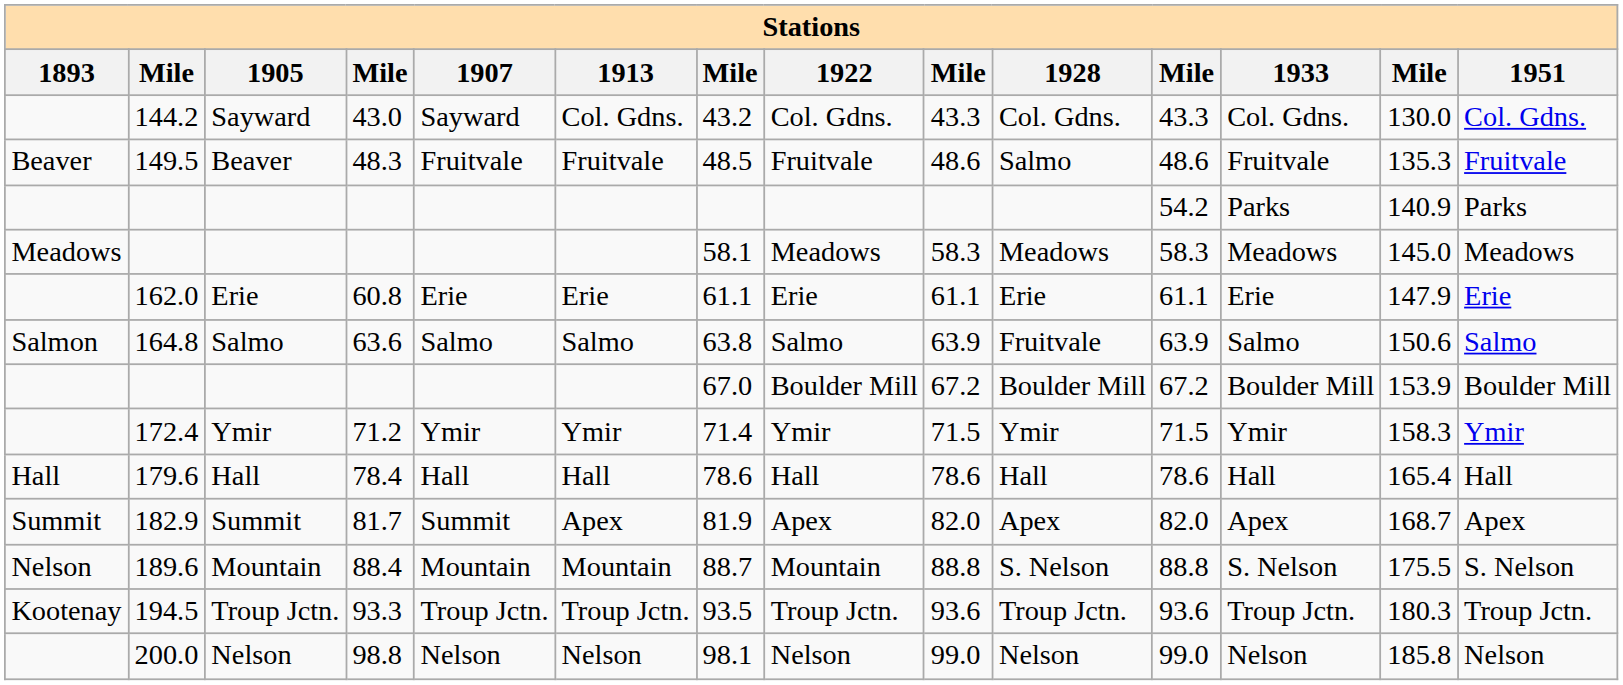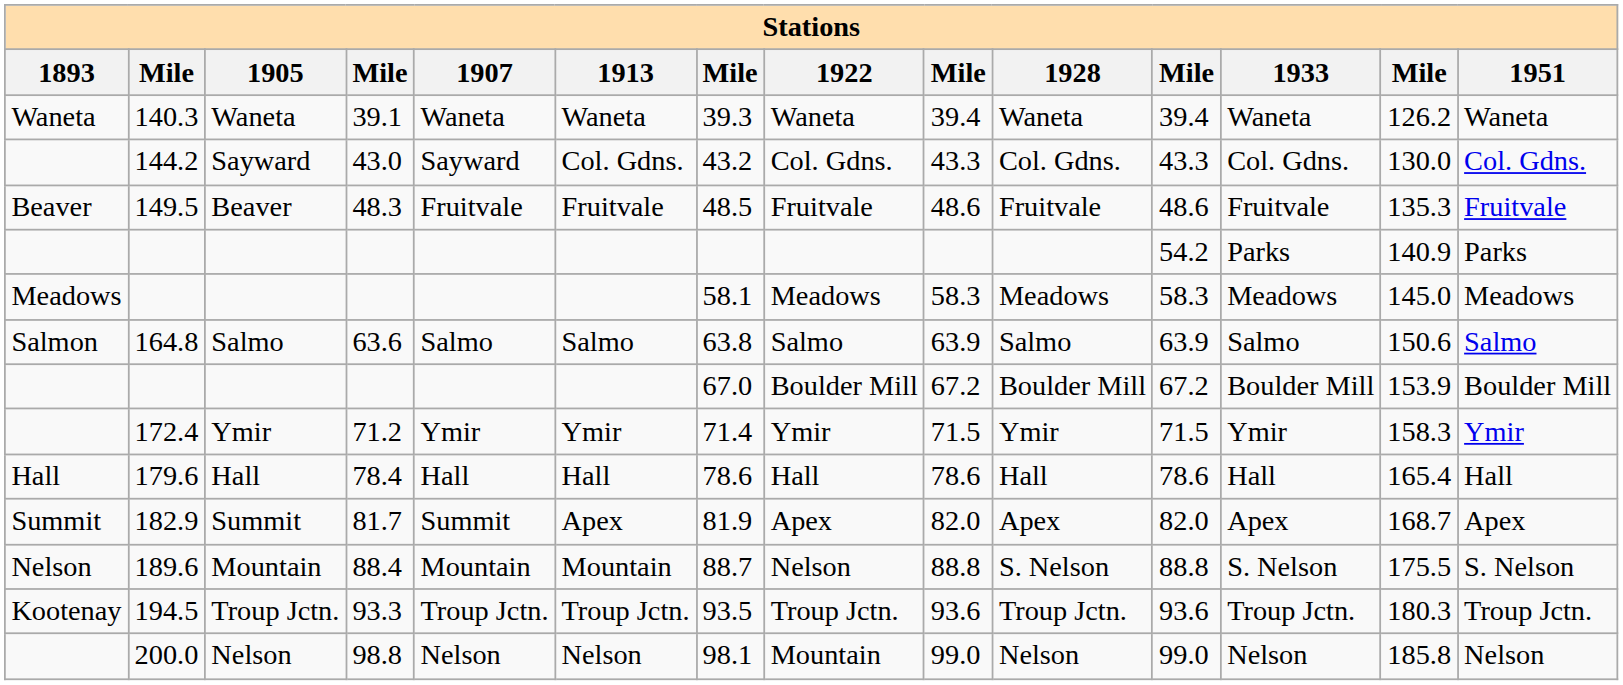+ row: (54, 116)
(1035, 161) Salmo -> (1050, 206) Fruitvale
- row: (66, 297)
(1050, 341) Fruitvale -> (1035, 341) Salmo
(826, 565) Mountain -> (811, 565) Nelson
(811, 655) Nelson -> (826, 655) Mountain
